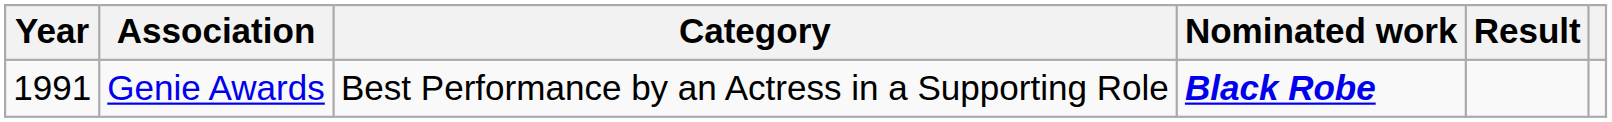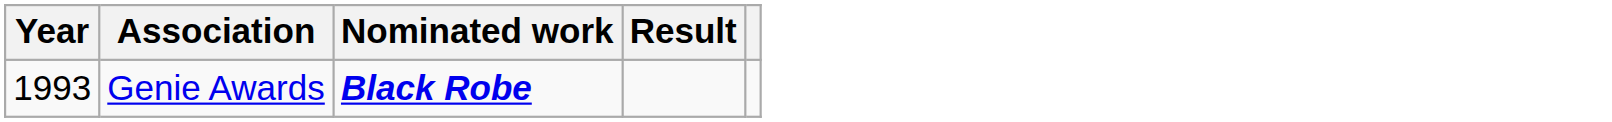- column: (755, 32)
(52, 87) 1991 -> (52, 87) 1993
